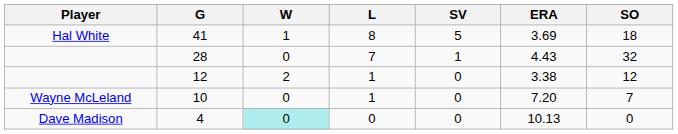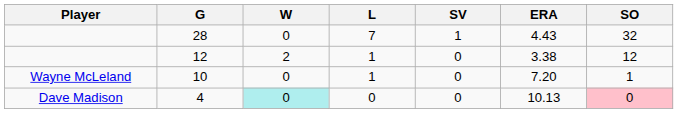- row: (200, 35)
(630, 98) 7 -> (630, 77) 1
(630, 118) no background -> (630, 98) pink background
